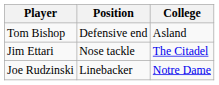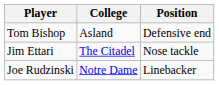columns swapped: (113, 13) <-> (182, 13)
